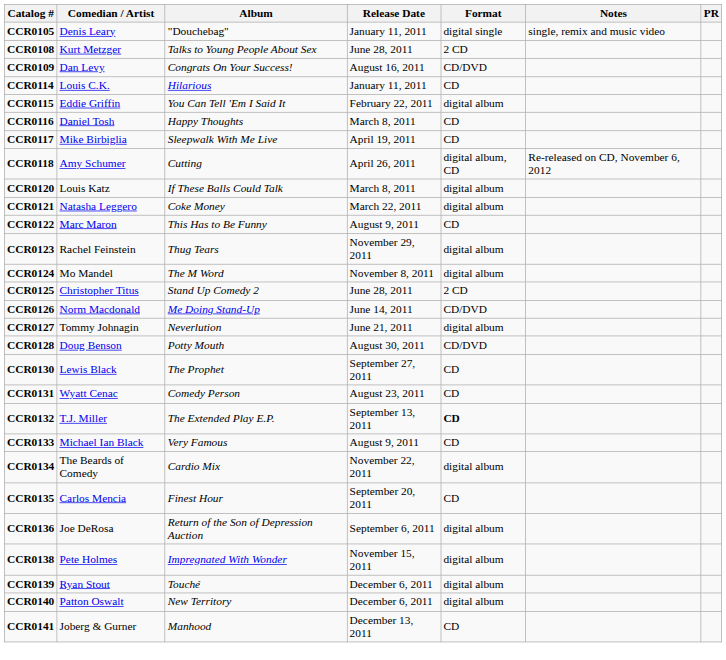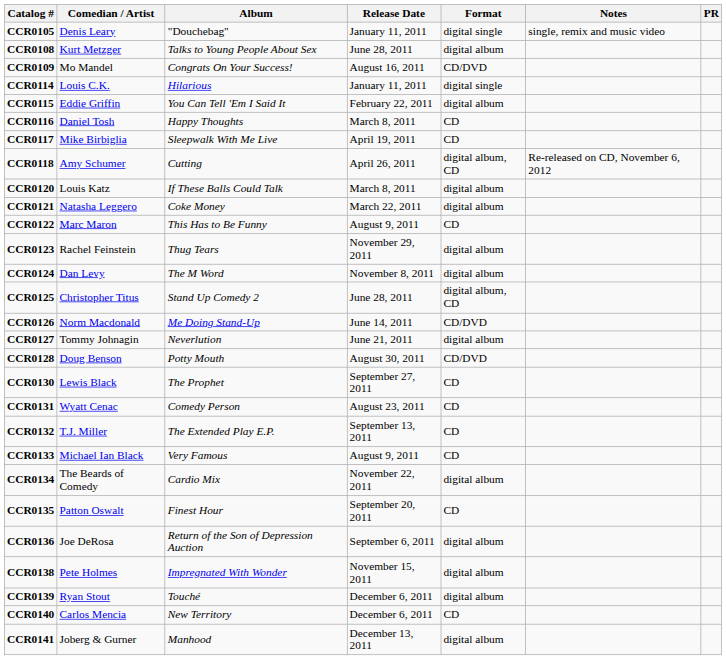(456, 49) 2 CD -> (474, 49) digital album
(82, 67) Dan Levy -> (86, 67) Mo Mandel
(451, 85) CD -> (473, 85) digital single
(86, 273) Mo Mandel -> (82, 273) Dan Levy
(456, 291) 2 CD -> (475, 297) digital album, CD
(452, 418) bold -> (451, 431) normal
(93, 498) Carlos Mencia -> (92, 510) Patton Oswalt
(92, 602) Patton Oswalt -> (93, 614) Carlos Mencia
(474, 602) digital album -> (451, 614) CD
(451, 626) CD -> (474, 639) digital album
